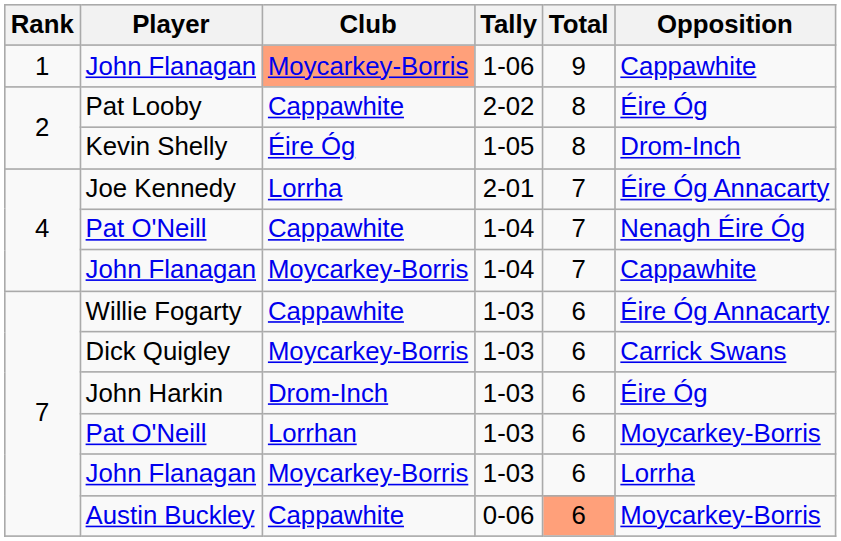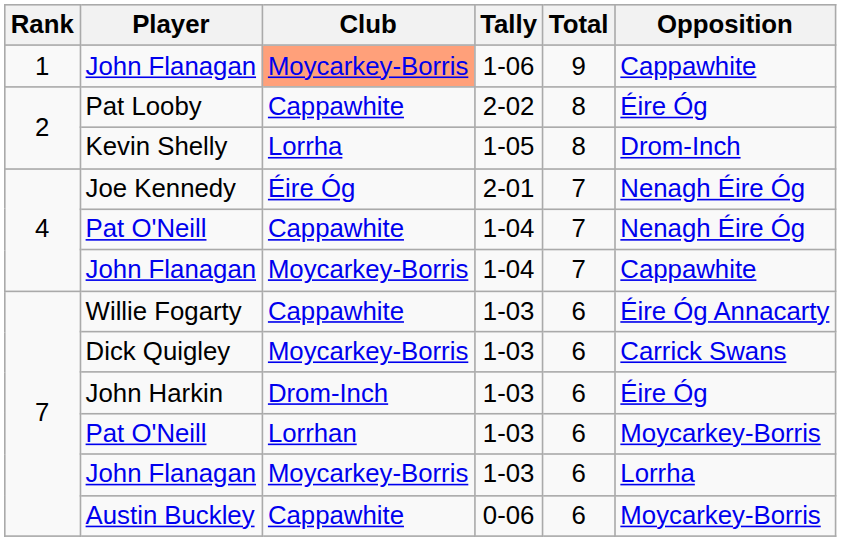(312, 147) Éire Óg -> (305, 147) Lorrha
(305, 188) Lorrha -> (312, 188) Éire Óg
(725, 188) Éire Óg Annacarty -> (713, 188) Nenagh Éire Óg
(579, 515) lightsalmon background -> (579, 515) no background
